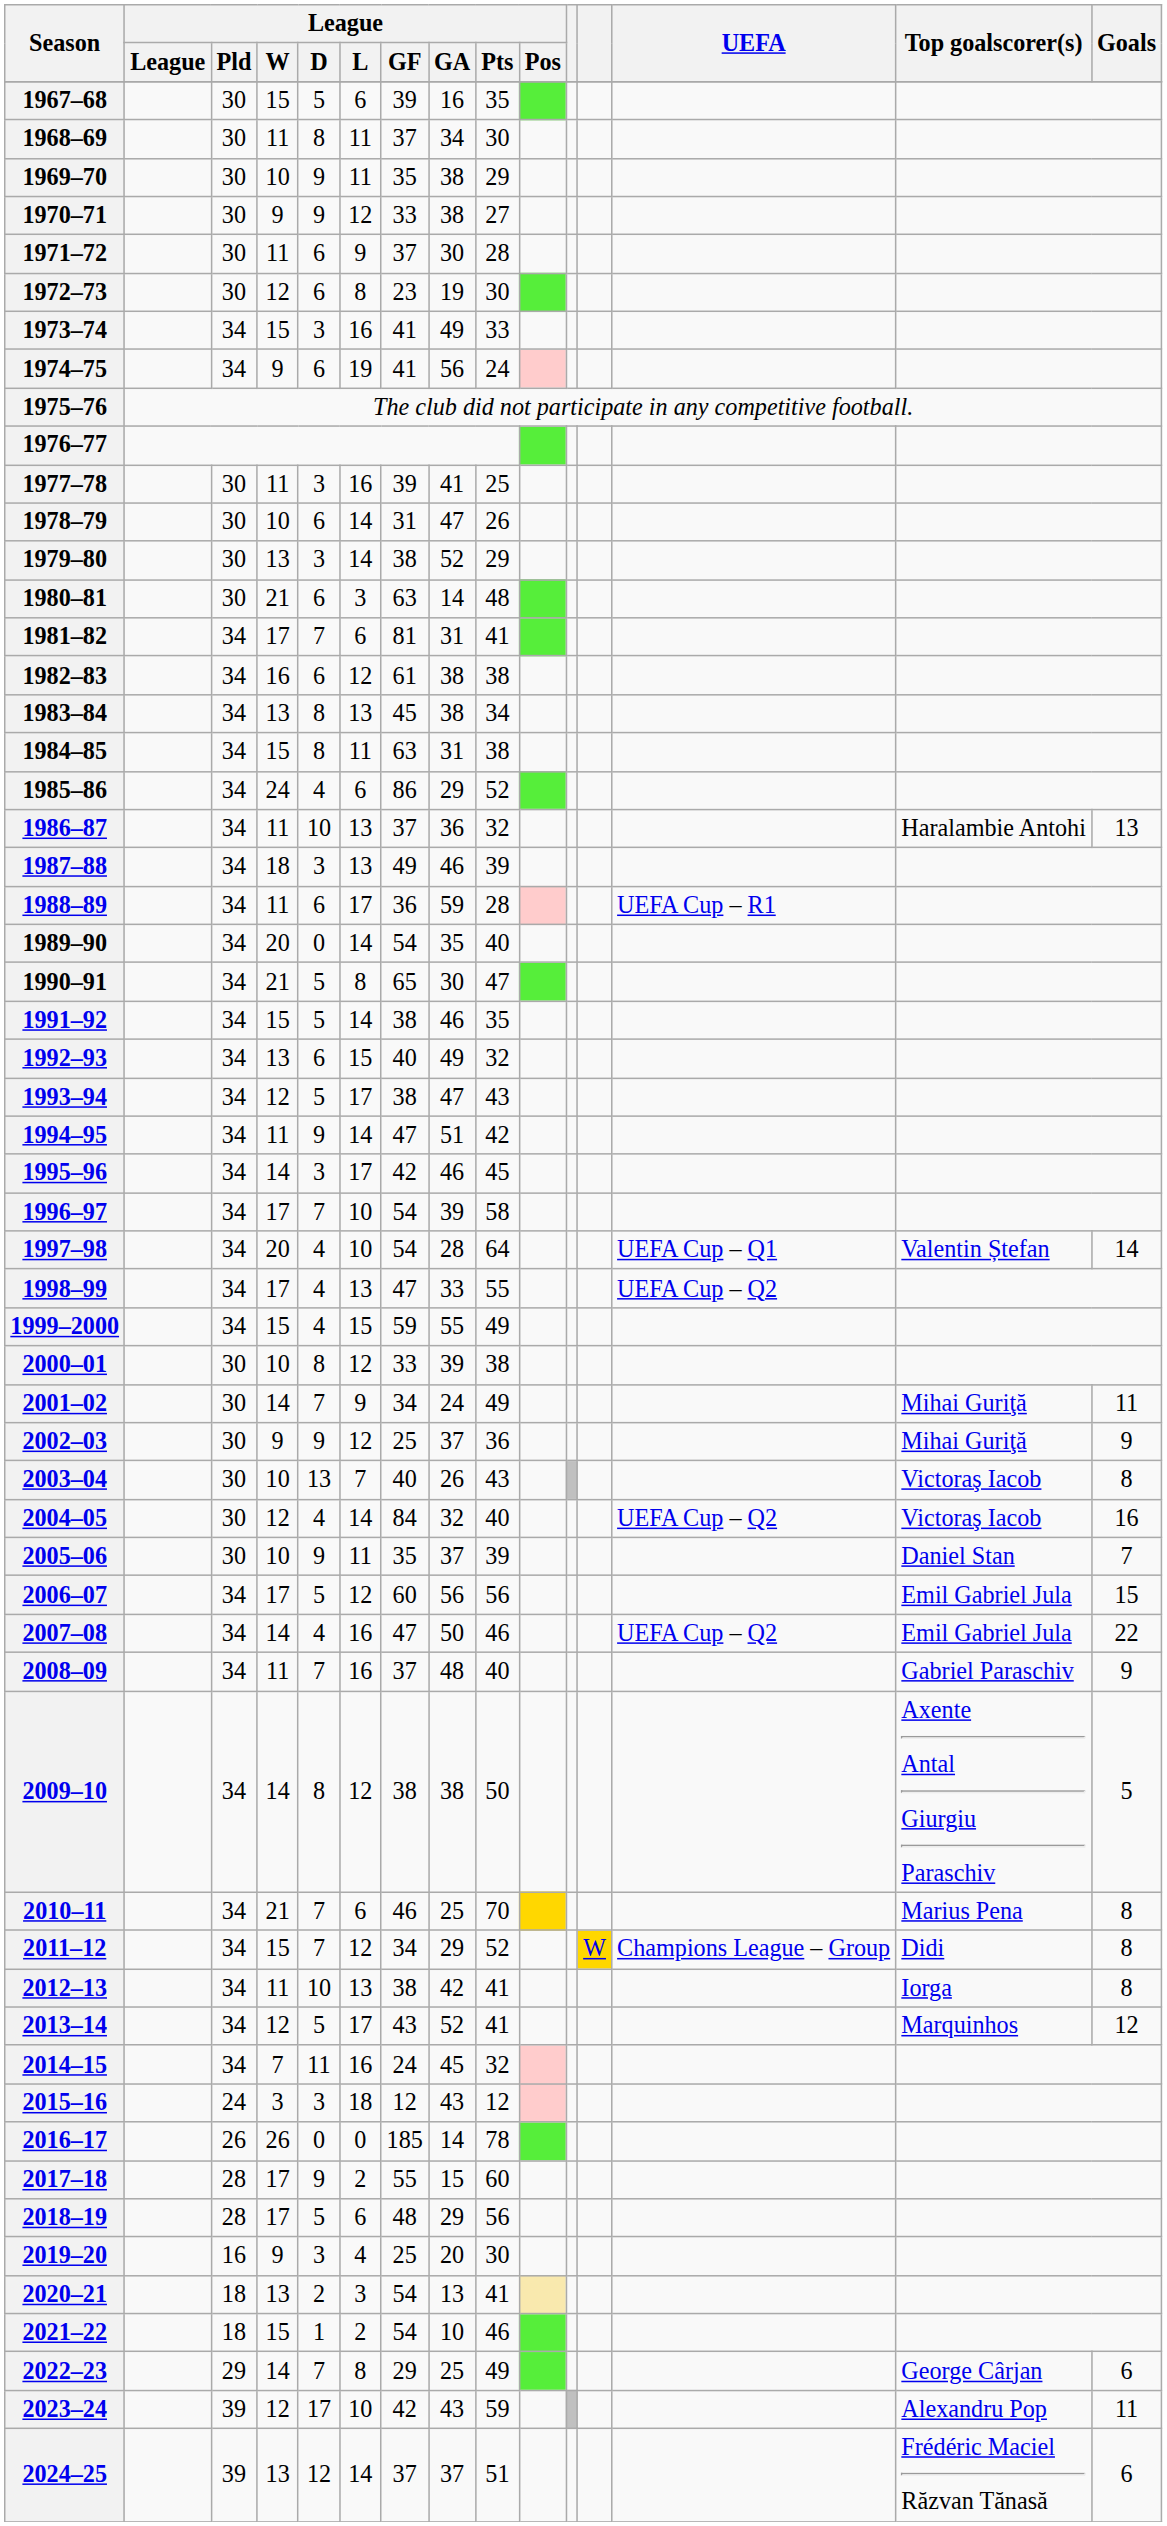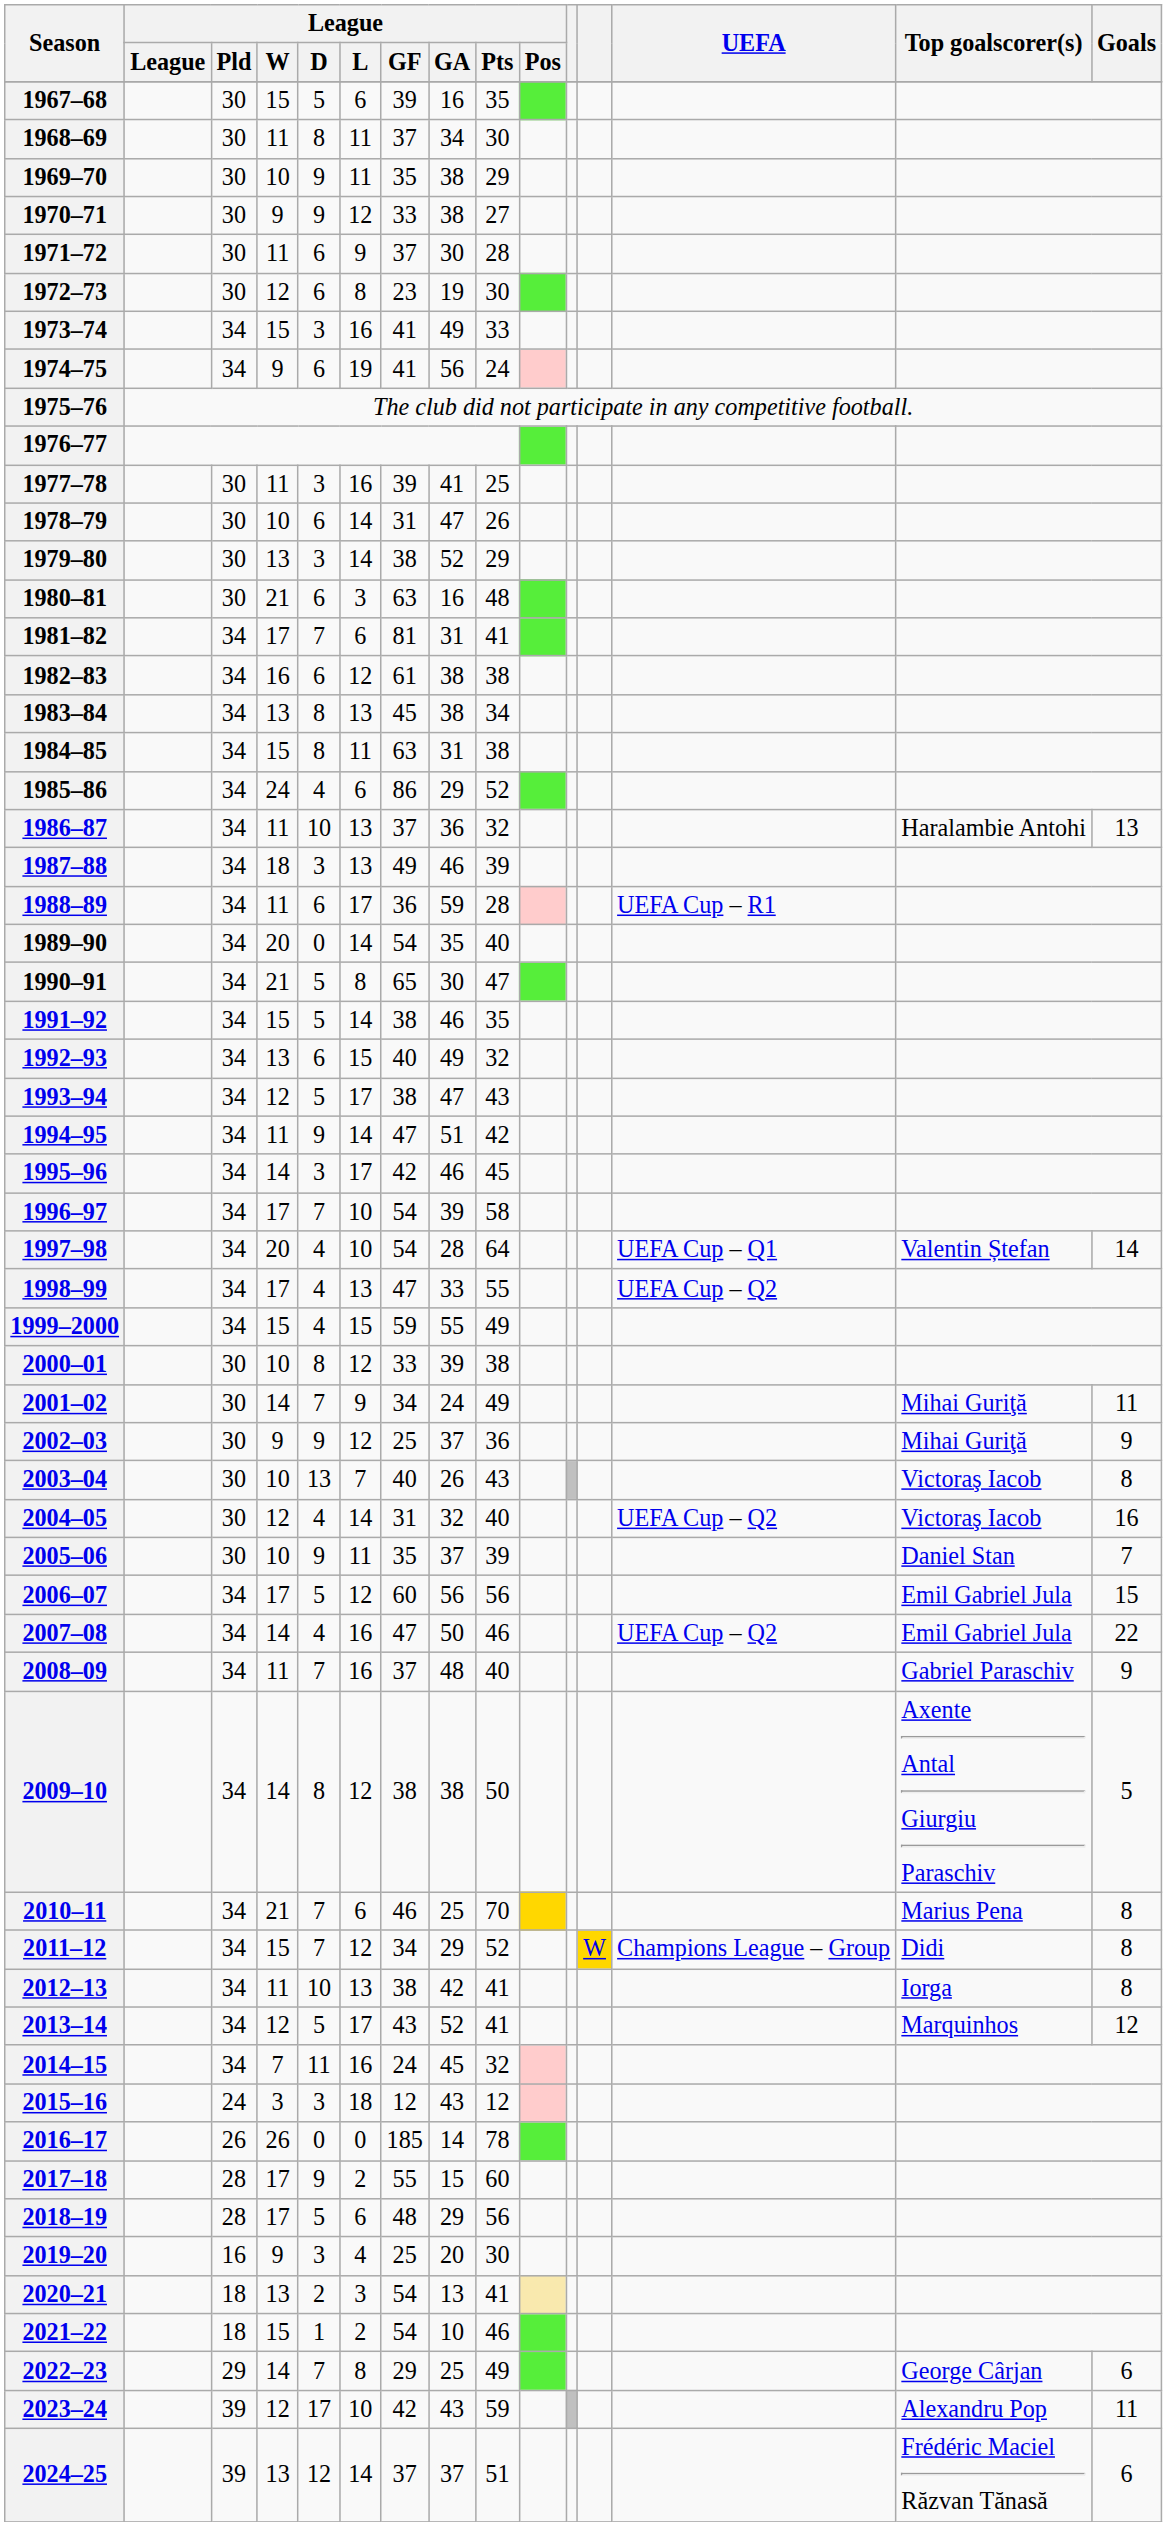(452, 598) 14 -> (452, 598) 16
(405, 1517) 84 -> (405, 1517) 31
